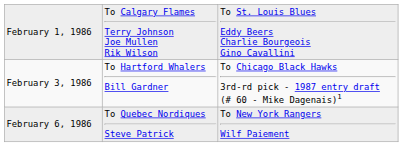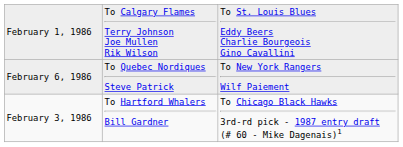rows swapped: (49, 83) <-> (49, 124)
